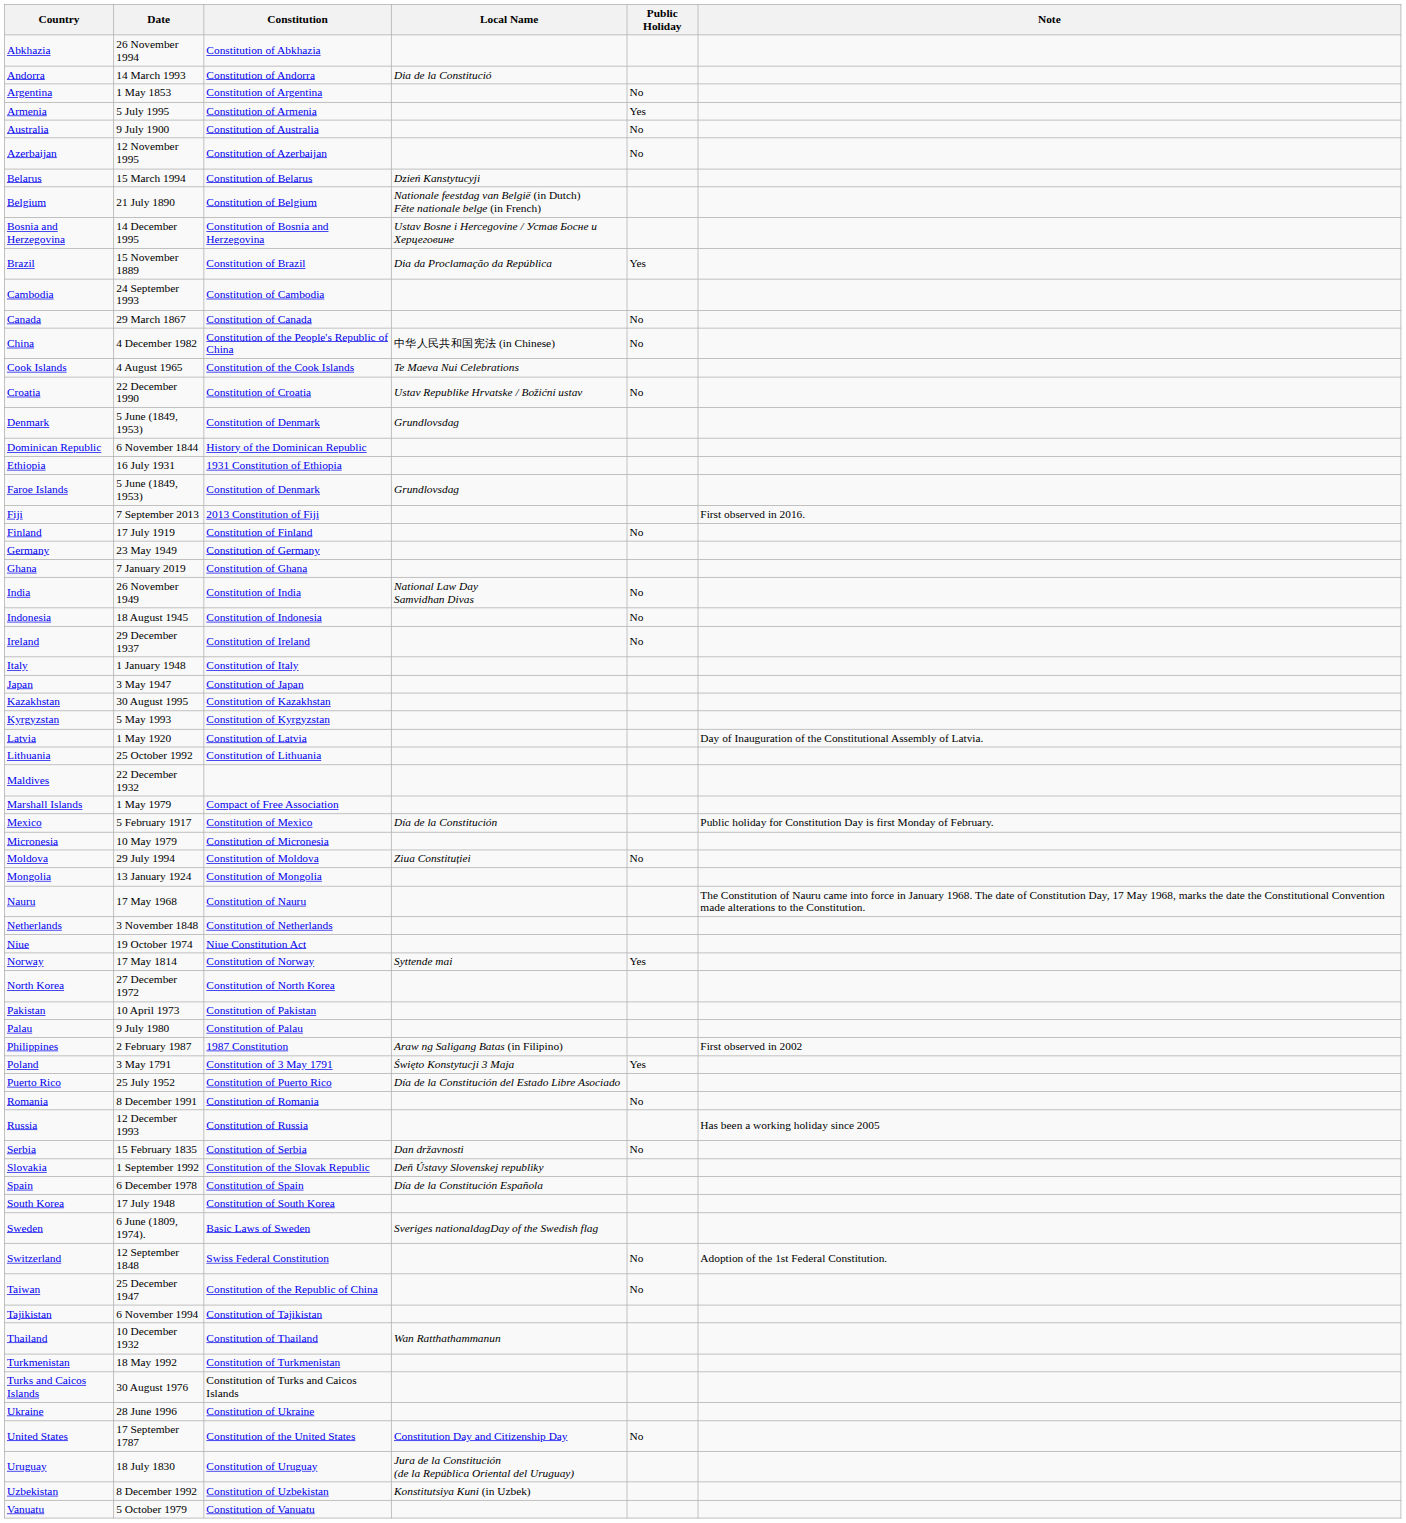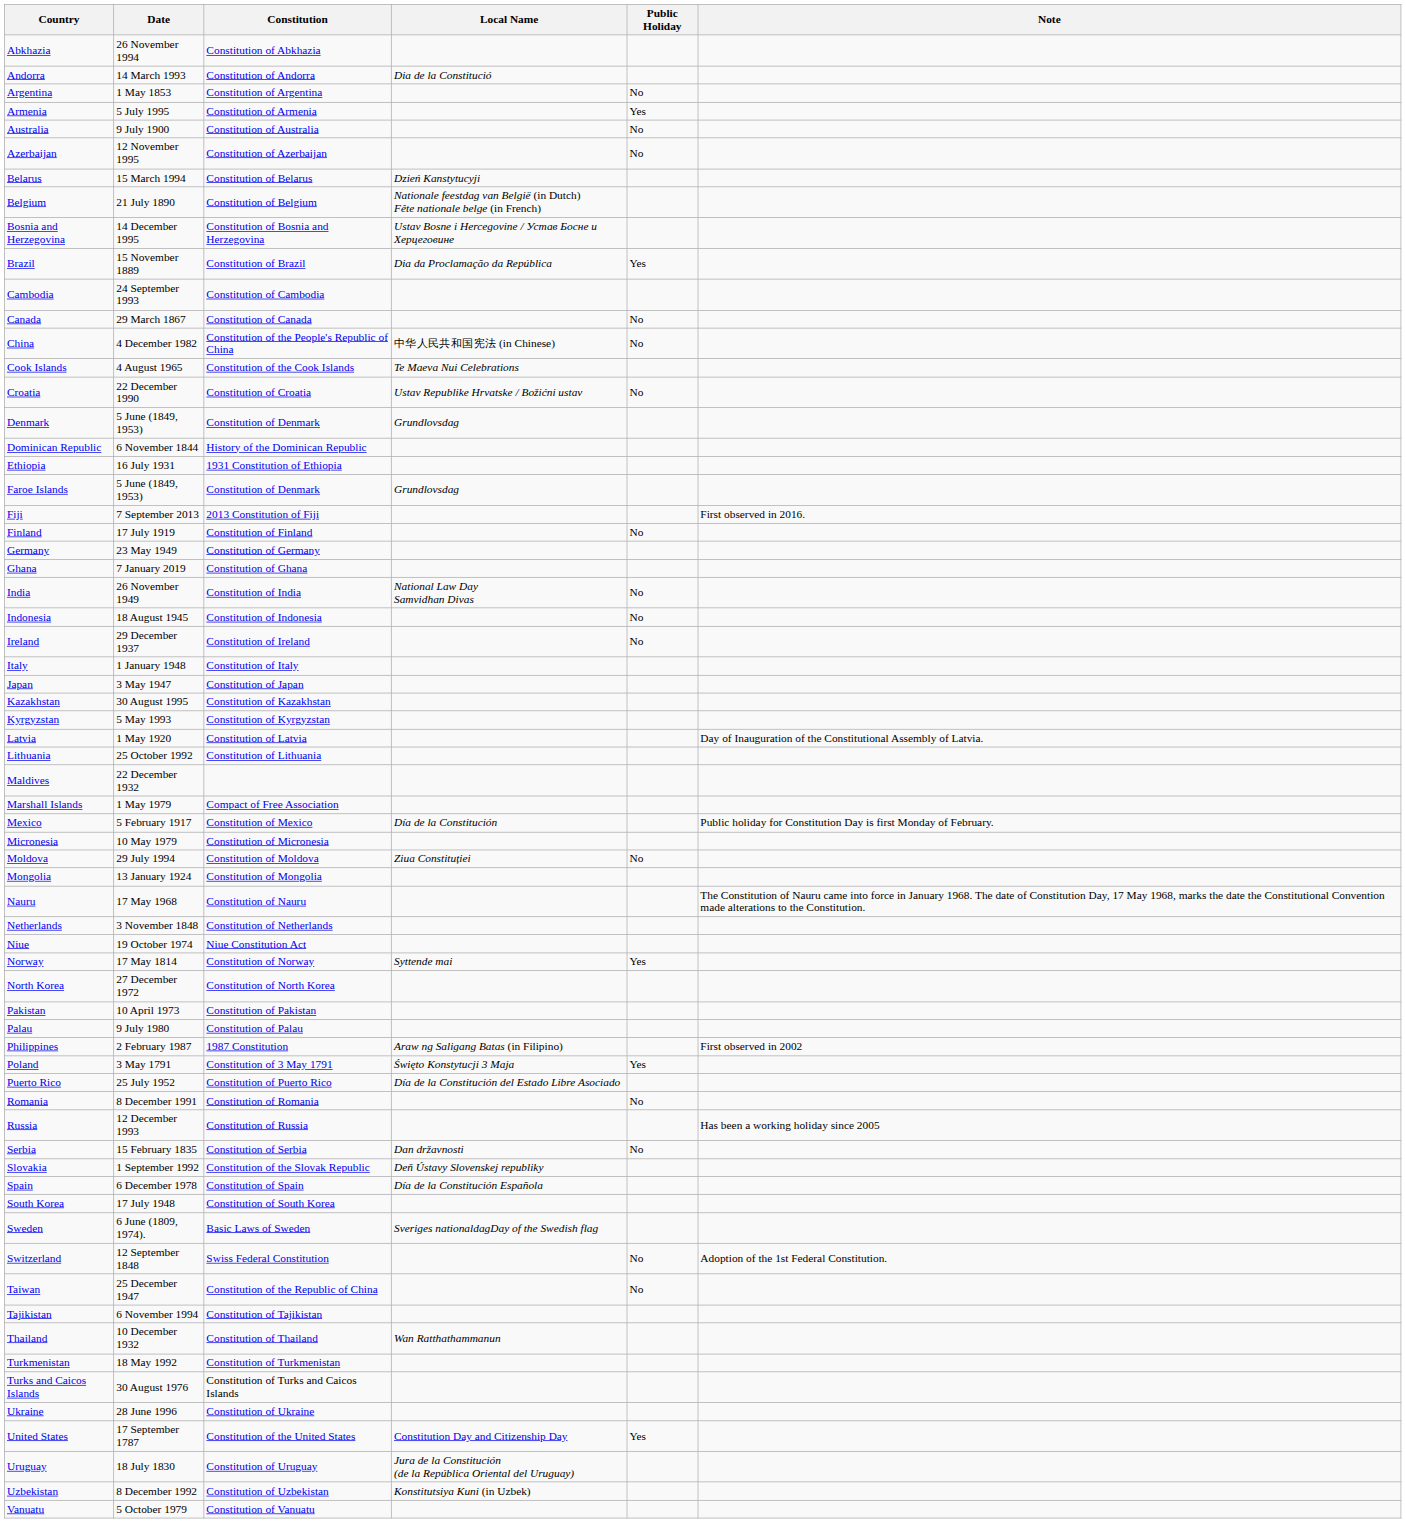(636, 1436) No -> (638, 1436) Yes
